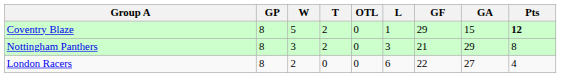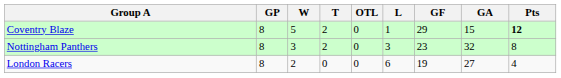(422, 47) 21 -> (422, 47) 23
(469, 47) 29 -> (469, 47) 32
(422, 64) 22 -> (422, 64) 19
